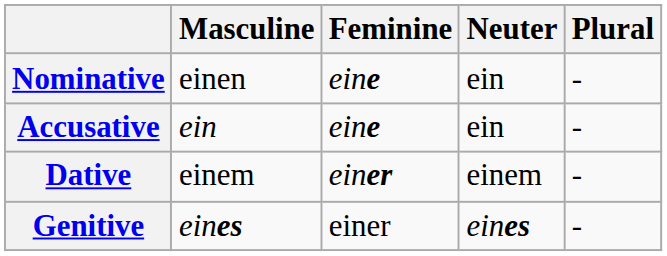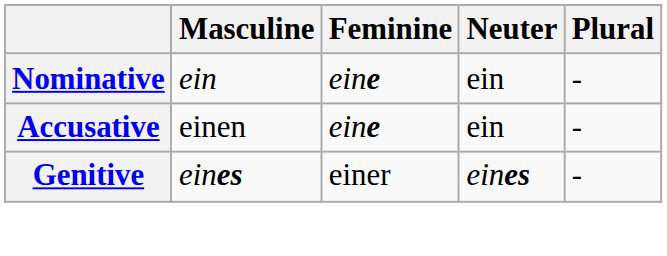(212, 77) einen -> (198, 77) ein
(198, 126) ein -> (212, 126) einen
- row: (88, 175)
